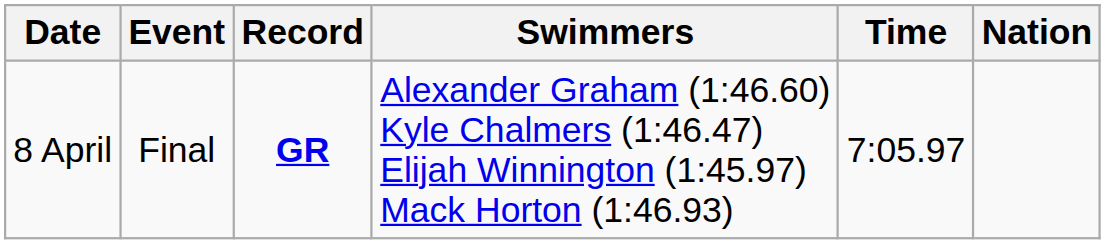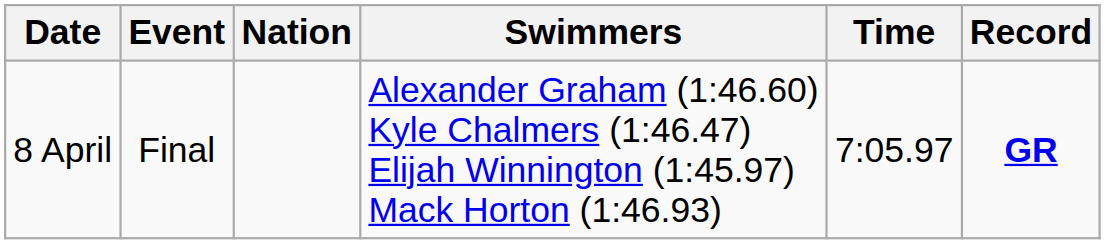columns swapped: (1037, 32) <-> (303, 32)
